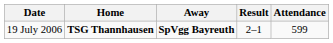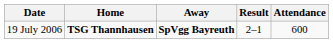(300, 30) 599 -> (300, 30) 600
